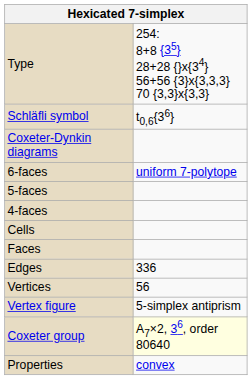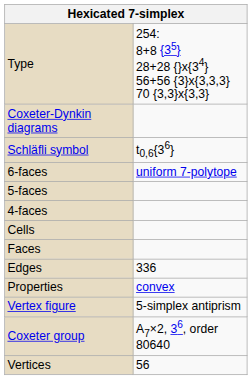rows swapped: (48, 117) <-> (49, 146)
rows swapped: (29, 287) <-> (35, 365)
(177, 336) lightyellow background -> (177, 336) no background
